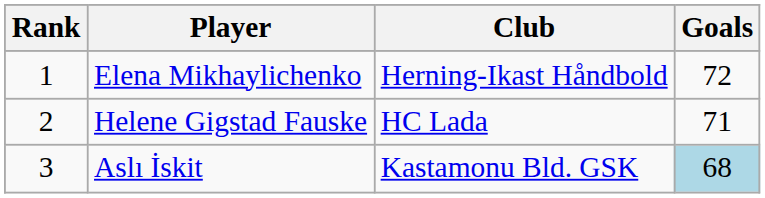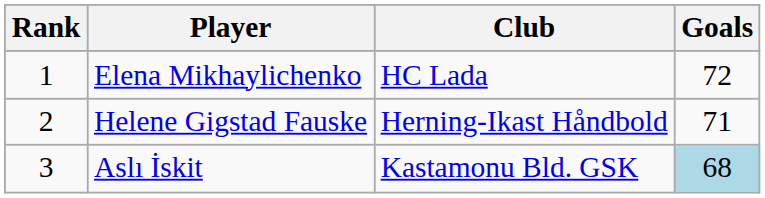(524, 74) Herning-Ikast Håndbold -> (434, 74) HC Lada
(434, 121) HC Lada -> (524, 121) Herning-Ikast Håndbold
